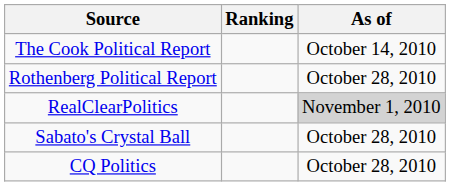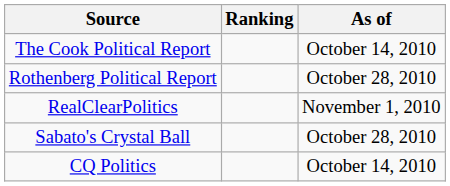(371, 107) lightgrey background -> (371, 107) no background
(371, 166) October 28, 2010 -> (371, 166) October 14, 2010
